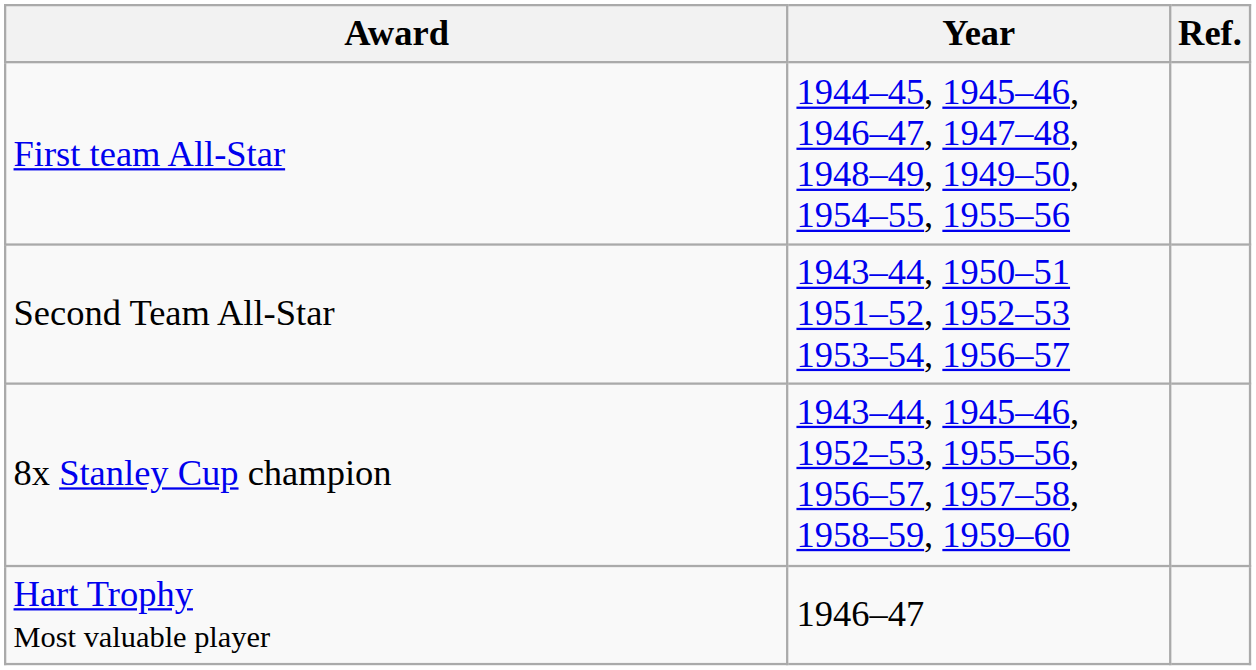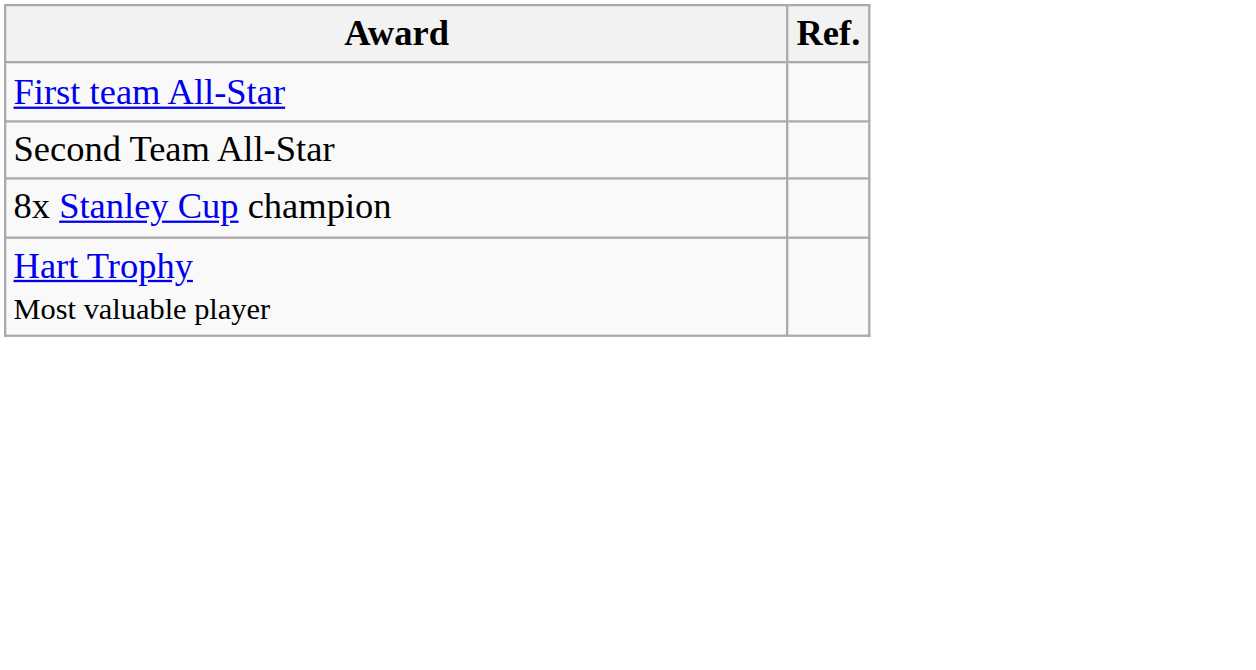- column: (979, 33)
